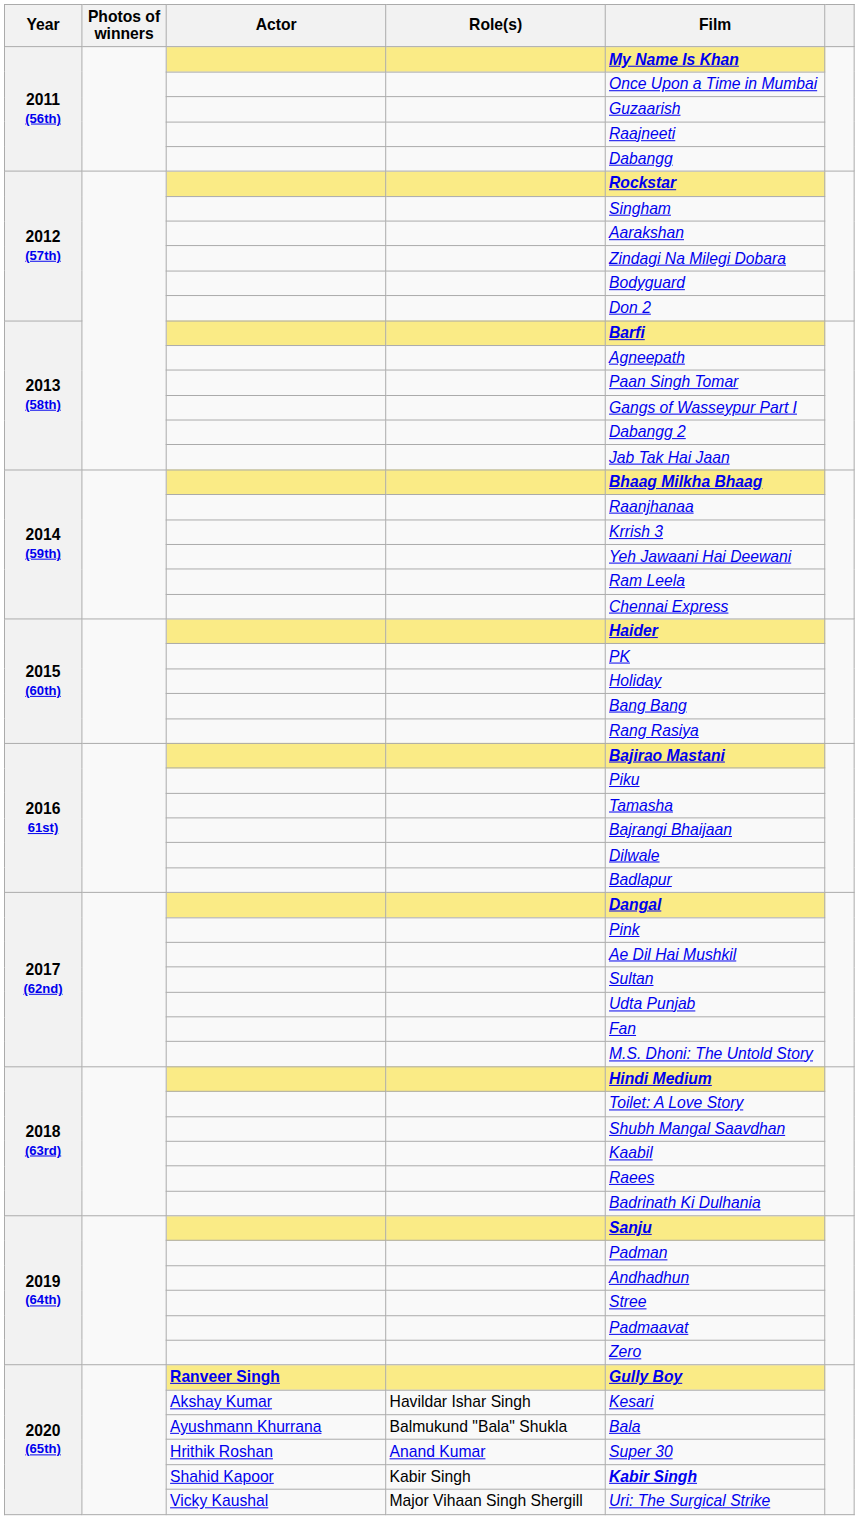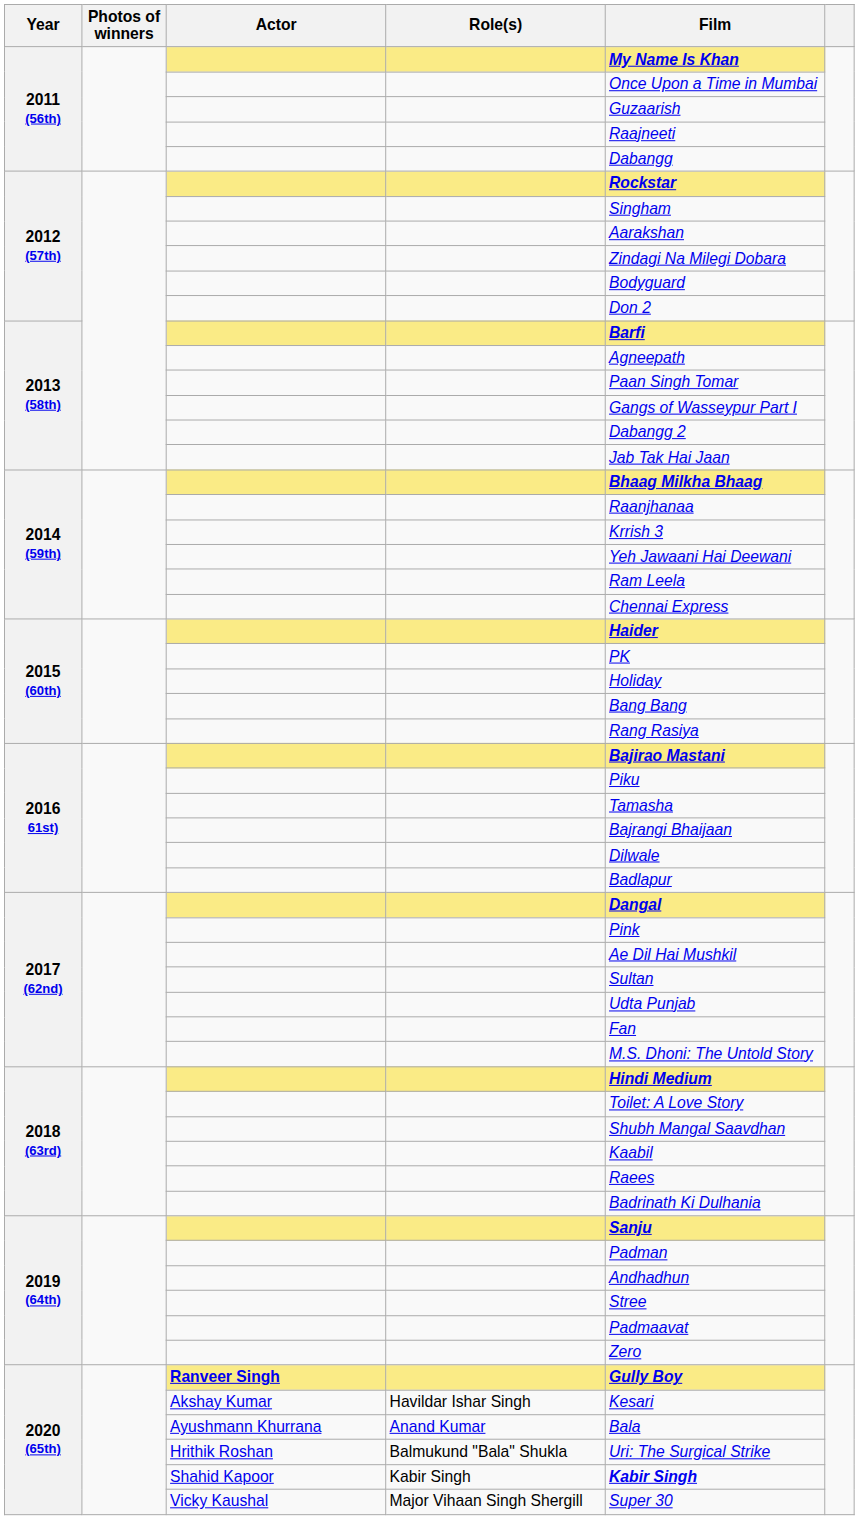(478, 1427) Balmukund "Bala" Shukla -> (437, 1427) Anand Kumar
(437, 1452) Anand Kumar -> (478, 1452) Balmukund "Bala" Shukla
(641, 1452) Super 30 -> (690, 1452) Uri: The Surgical Strike
(690, 1501) Uri: The Surgical Strike -> (641, 1501) Super 30
